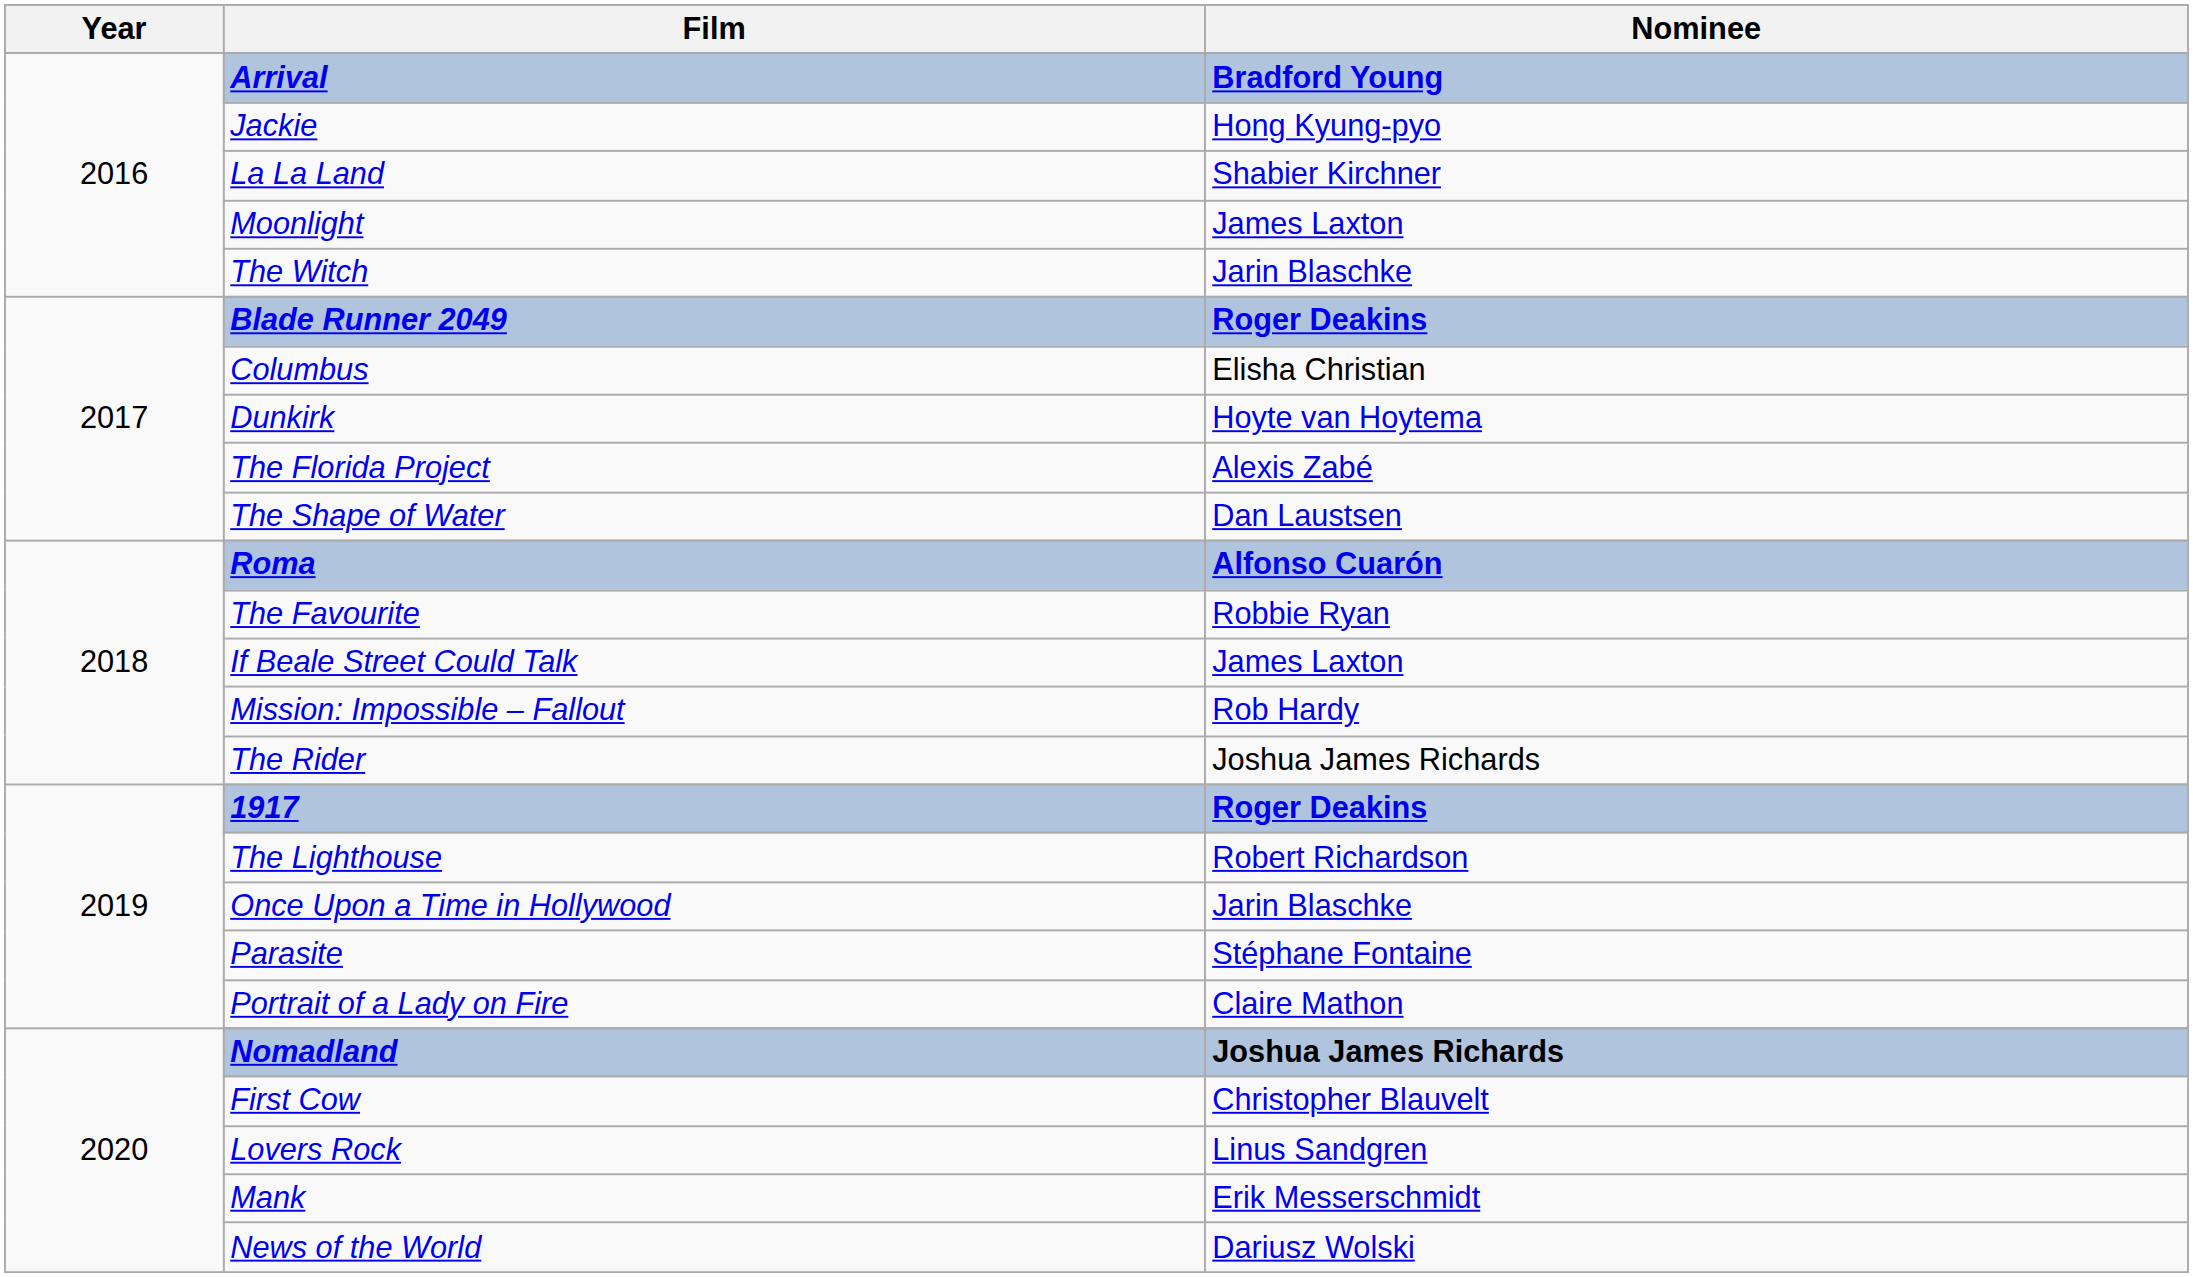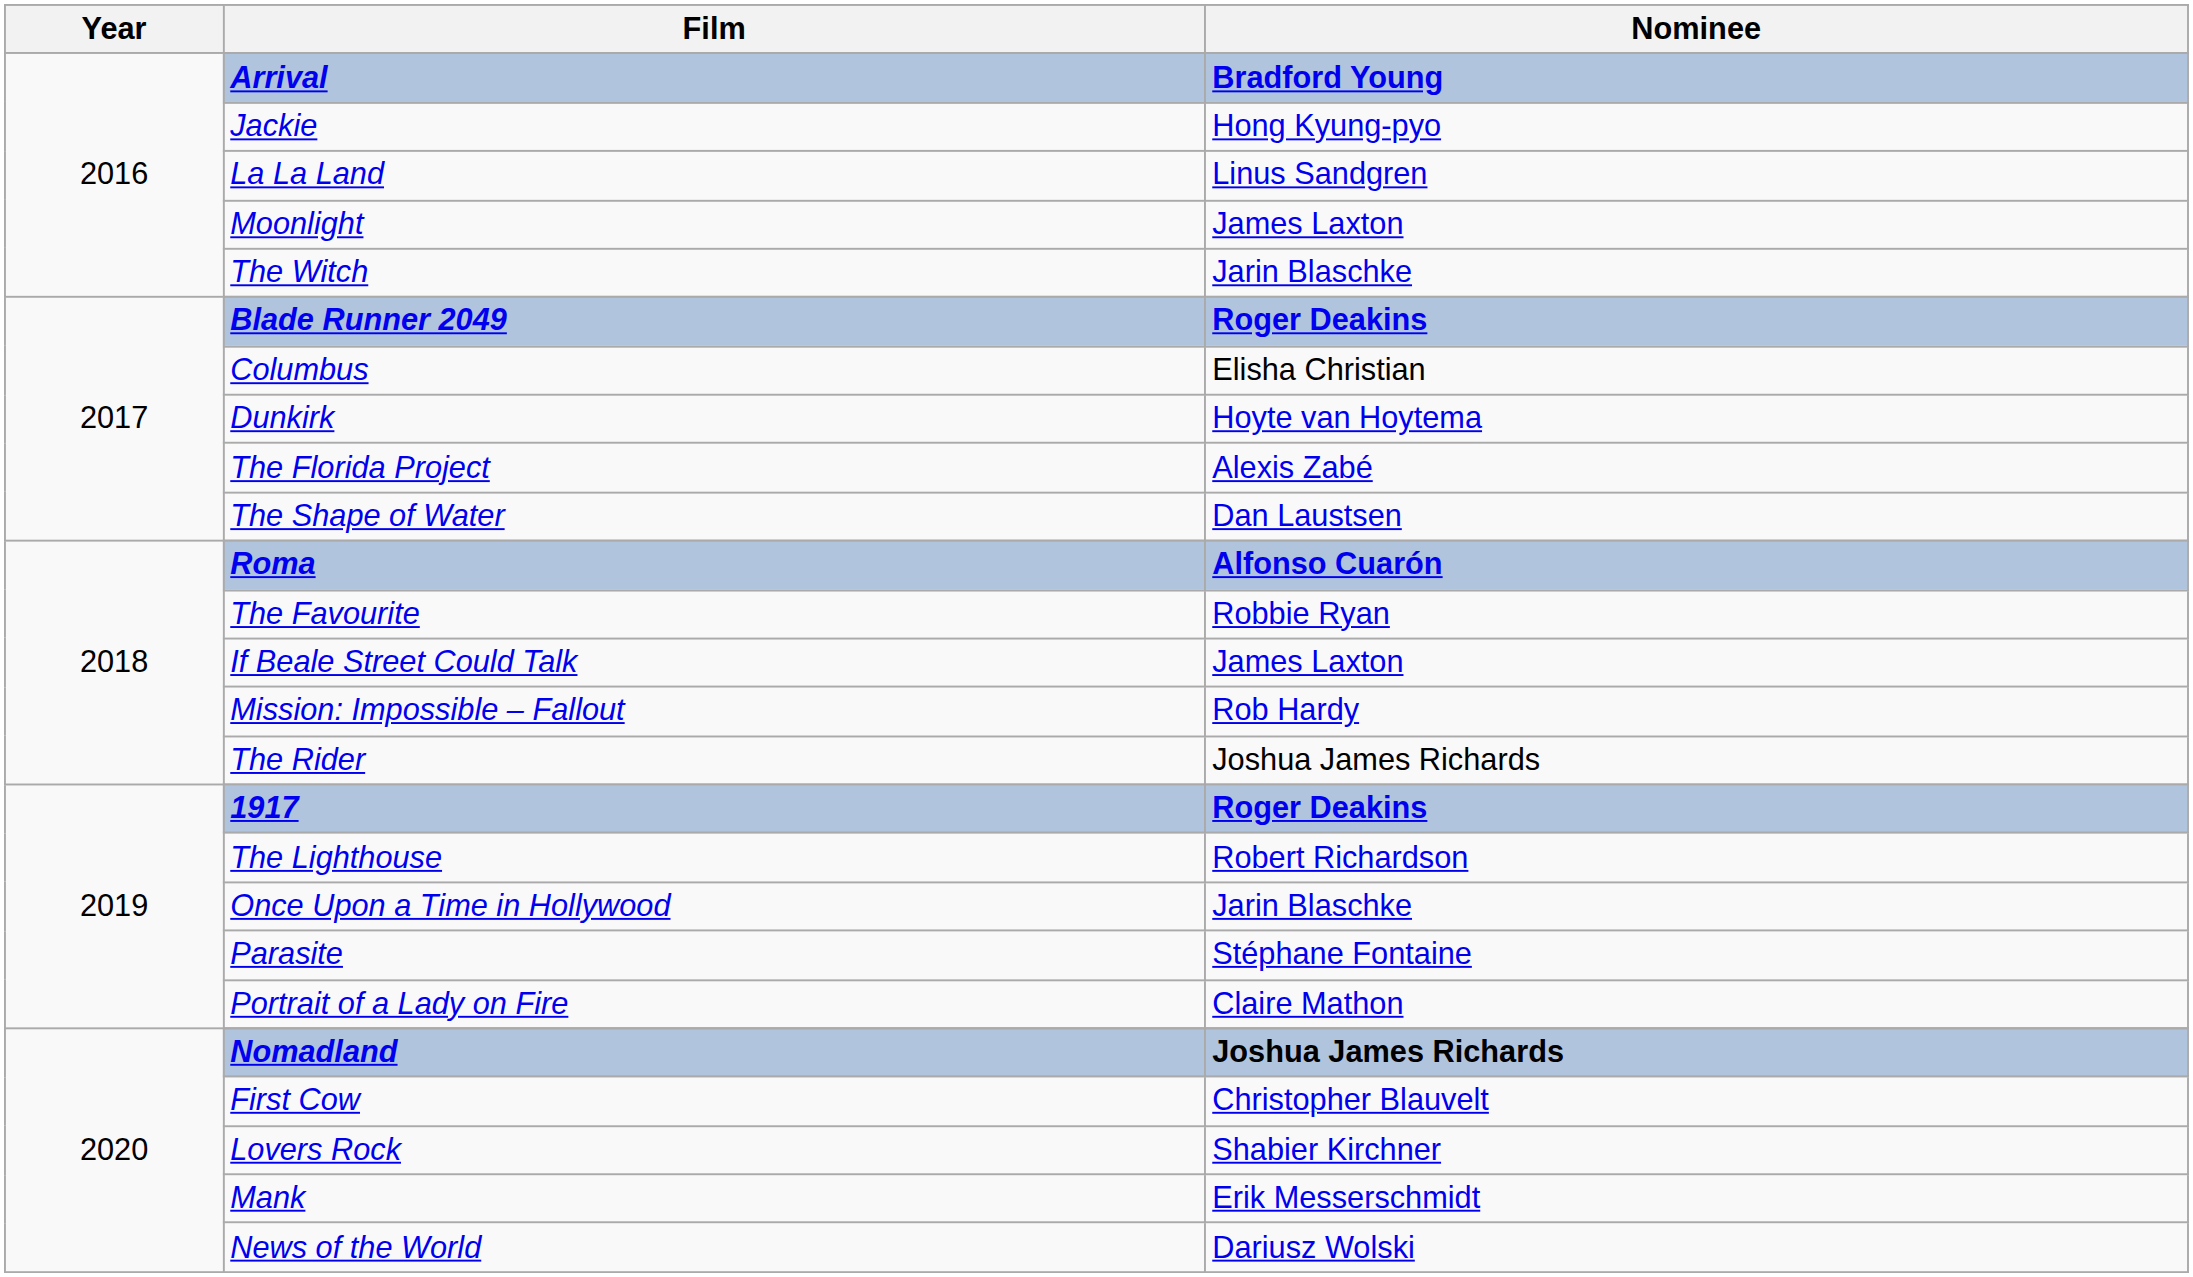(1327, 175) Shabier Kirchner -> (1320, 175) Linus Sandgren
(1320, 1149) Linus Sandgren -> (1327, 1149) Shabier Kirchner
